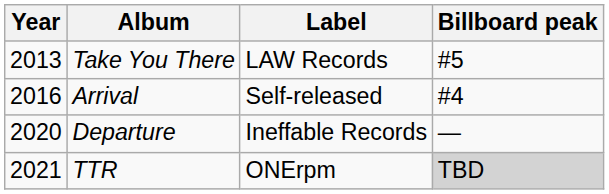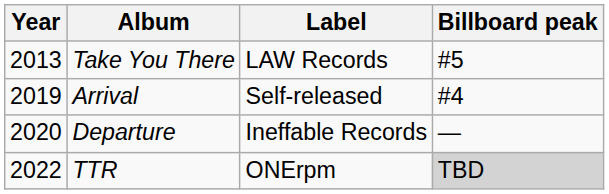(36, 96) 2016 -> (36, 96) 2019
(36, 170) 2021 -> (36, 170) 2022
